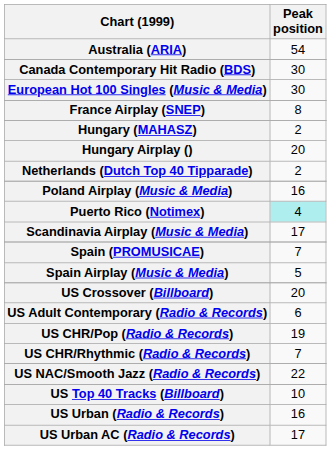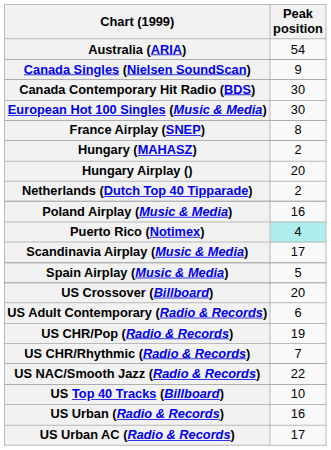+ row: (137, 69)
- row: (137, 252)
